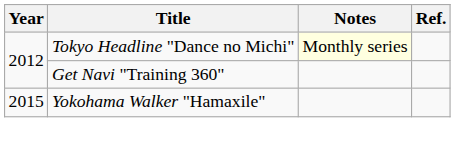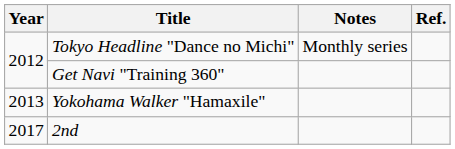(355, 46) lightyellow background -> (355, 46) no background
(26, 102) 2015 -> (26, 102) 2013
+ row: (65, 130)
